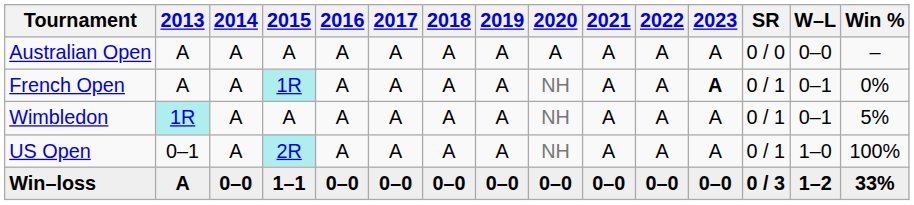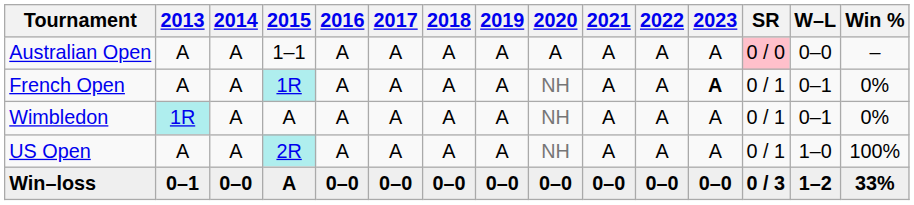(289, 53) A -> (289, 53) 1–1
(766, 53) no background -> (766, 53) pink background
(875, 118) 5% -> (875, 118) 0%
(183, 150) 0–1 -> (183, 150) A
(183, 183) A -> (183, 183) 0–1
(289, 183) 1–1 -> (289, 183) A
